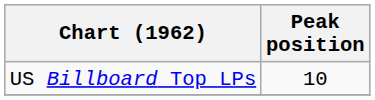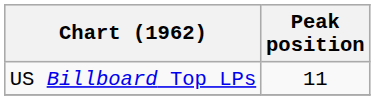(315, 79) 10 -> (315, 79) 11
